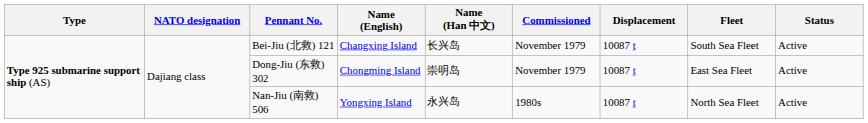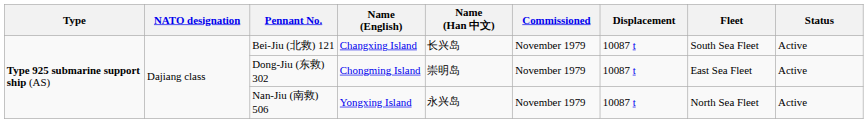(528, 102) 1980s -> (550, 102) November 1979
